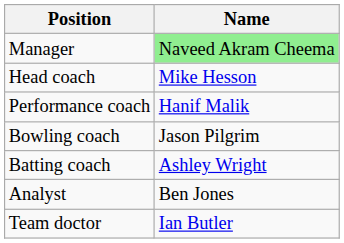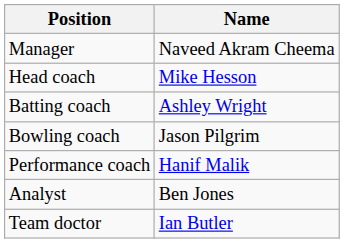(247, 48) lightgreen background -> (247, 48) no background
rows swapped: (60, 164) <-> (80, 106)
